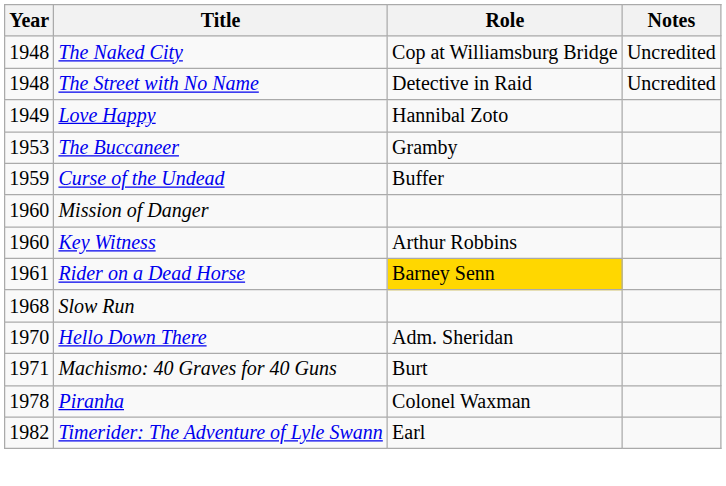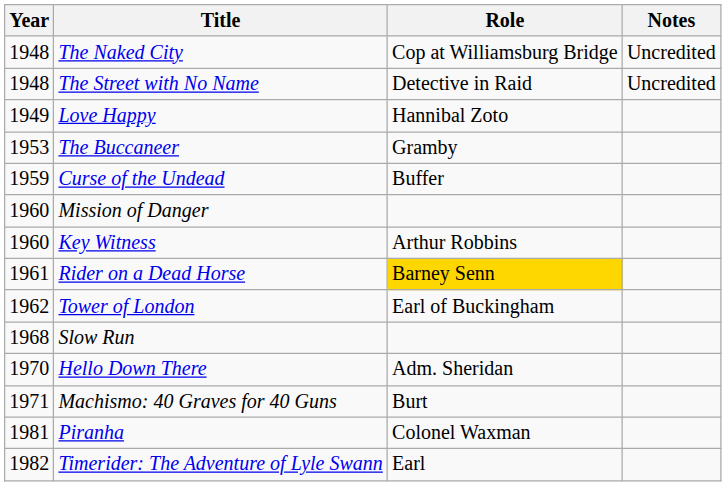+ row: (126, 305)
(29, 400) 1978 -> (29, 432) 1981
